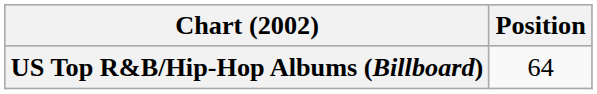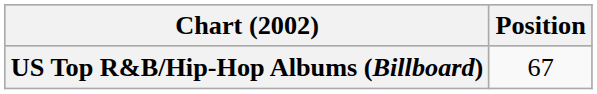(541, 66) 64 -> (541, 66) 67
